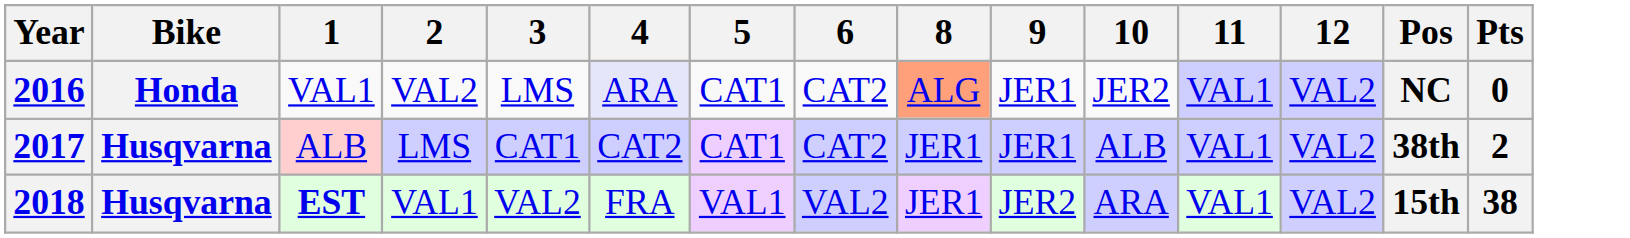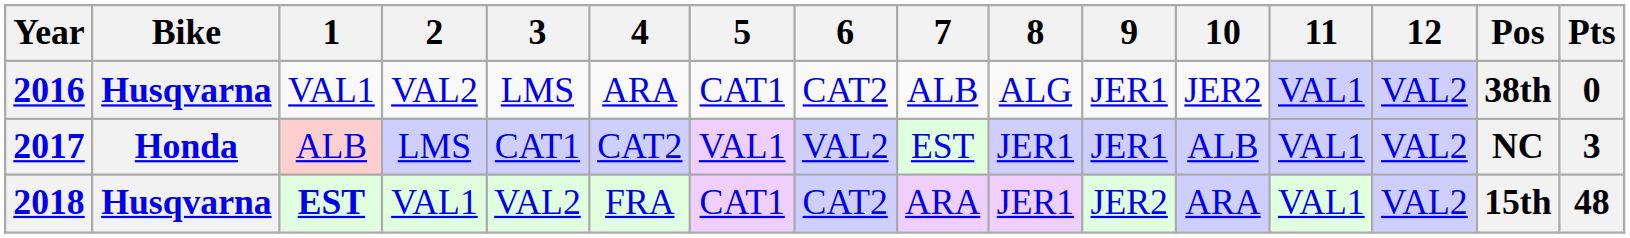+ column: (943, 32)
(186, 89) Honda -> (186, 89) Husqvarna
(640, 89) lavender background -> (640, 89) no background
(944, 89) lightsalmon background -> (1035, 89) no background
(1426, 89) NC -> (1518, 89) 38th
(186, 145) Husqvarna -> (186, 145) Honda
(742, 145) CAT1 -> (742, 145) VAL1
(845, 145) CAT2 -> (845, 145) VAL2
(1426, 145) 38th -> (1518, 145) NC
(1500, 145) 2 -> (1592, 145) 3
(742, 202) VAL1 -> (742, 202) CAT1
(845, 202) VAL2 -> (845, 202) CAT2
(1500, 202) 38 -> (1592, 202) 48
